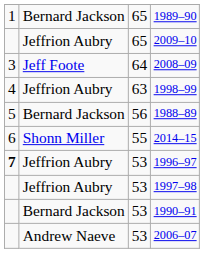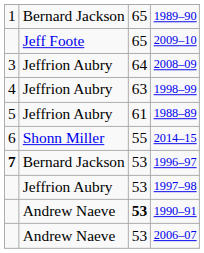(68, 41) Jeffrion Aubry -> (54, 41) Jeff Foote
(54, 65) Jeff Foote -> (68, 65) Jeffrion Aubry
(74, 114) Bernard Jackson -> (68, 114) Jeffrion Aubry
(139, 114) 56 -> (139, 114) 61
(68, 162) Jeffrion Aubry -> (74, 162) Bernard Jackson
(74, 211) Bernard Jackson -> (69, 211) Andrew Naeve
(139, 211) normal -> (139, 211) bold
